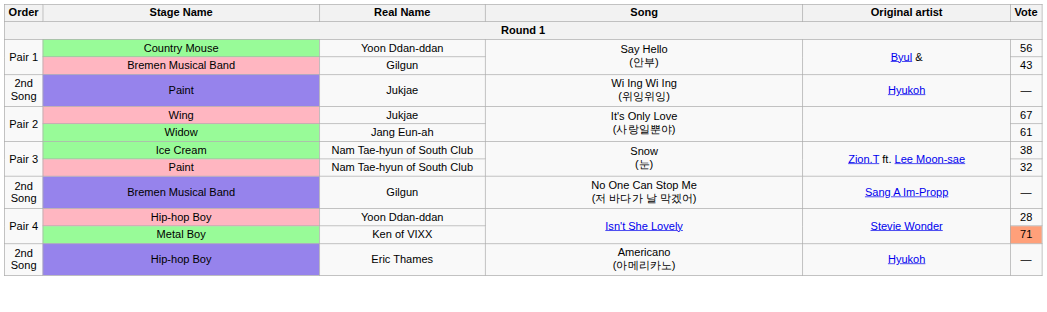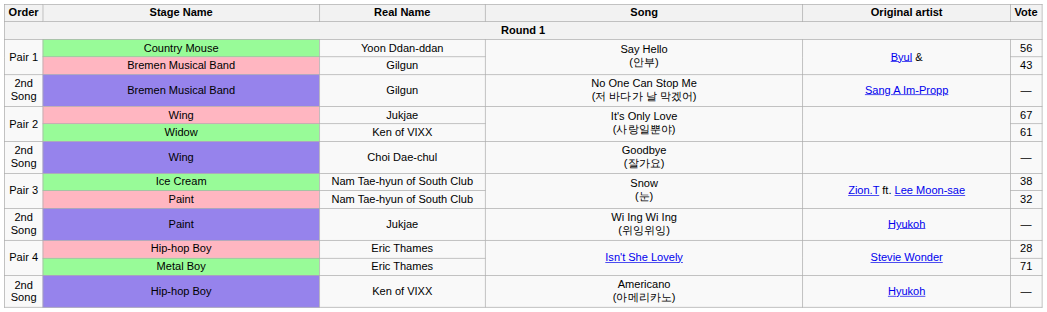rows swapped: (181, 192) <-> (181, 90)
(402, 132) Jang Eun-ah -> (402, 132) Ken of VIXX
+ row: (181, 157)
(402, 217) Yoon Ddan-ddan -> (402, 249) Eric Thames
(402, 234) Ken of VIXX -> (402, 266) Eric Thames
(1026, 234) lightsalmon background -> (1026, 266) no background
(402, 259) Eric Thames -> (402, 291) Ken of VIXX
